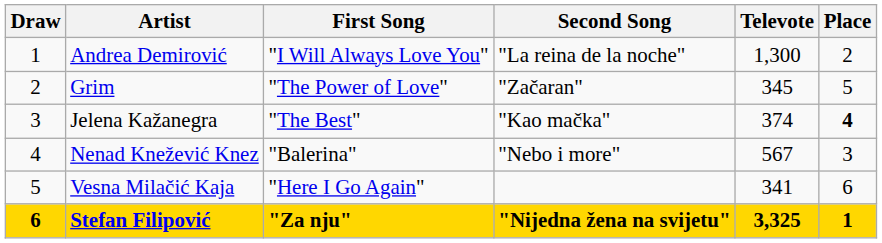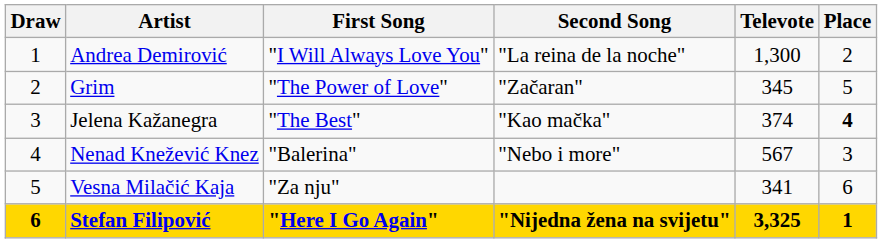(346, 187) "Here I Go Again" -> (304, 187) "Za nju"
(310, 220) "Za nju" -> (353, 220) "Here I Go Again"
